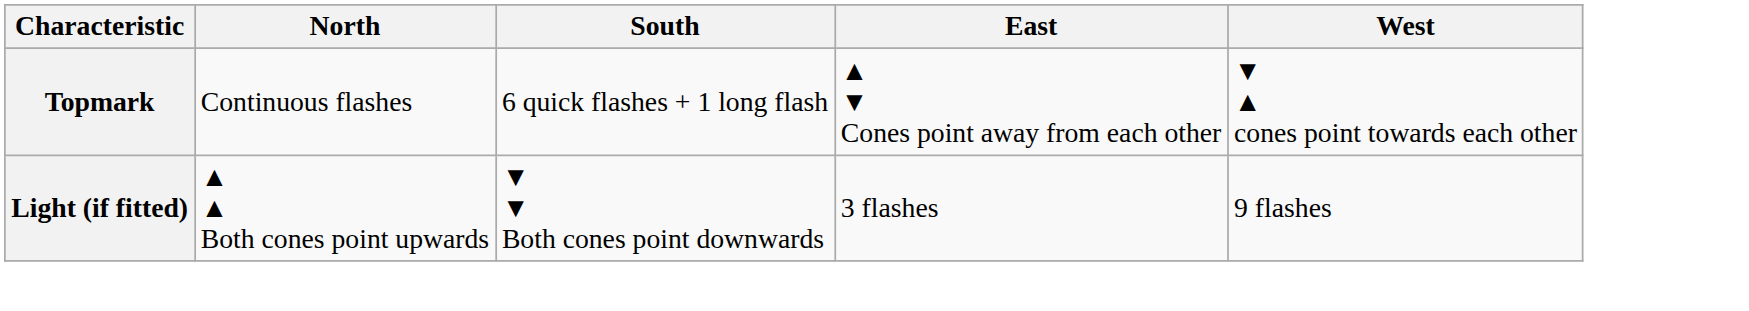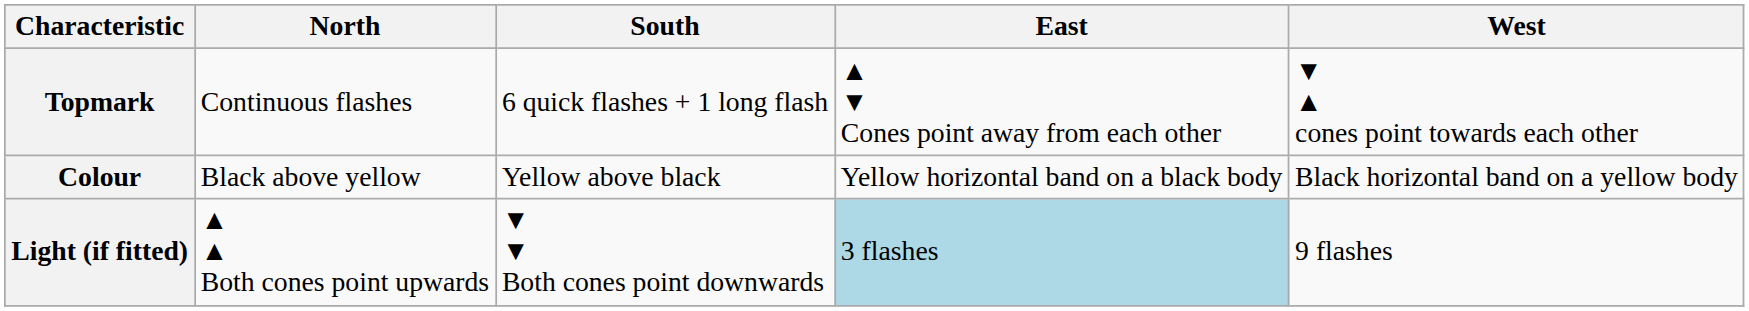+ row: (100, 176)
(890, 207) no background -> (890, 251) lightblue background
